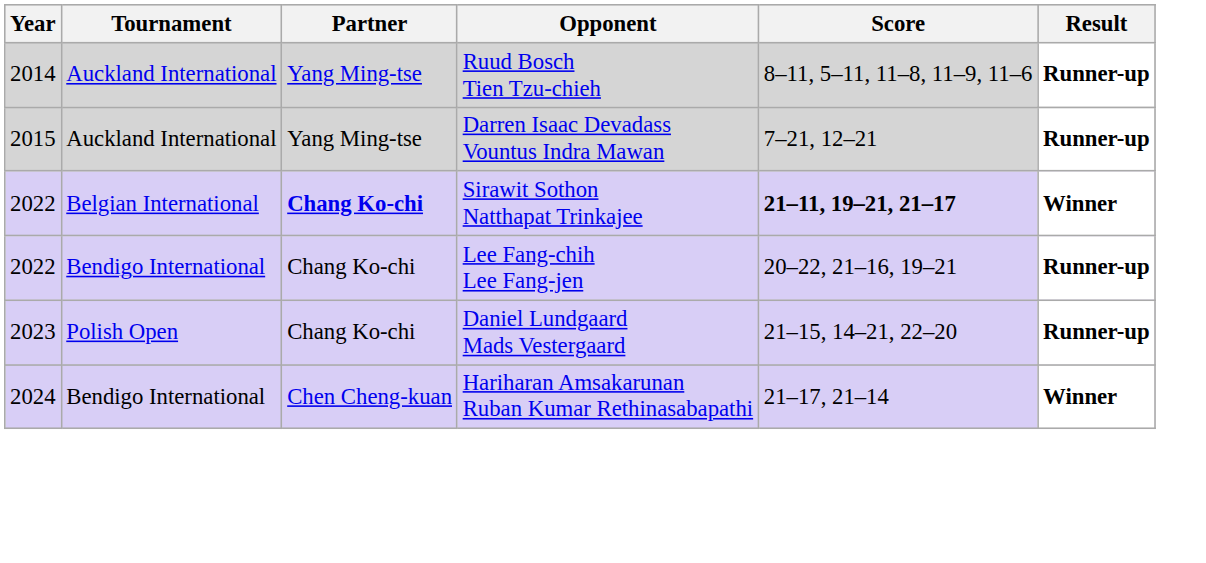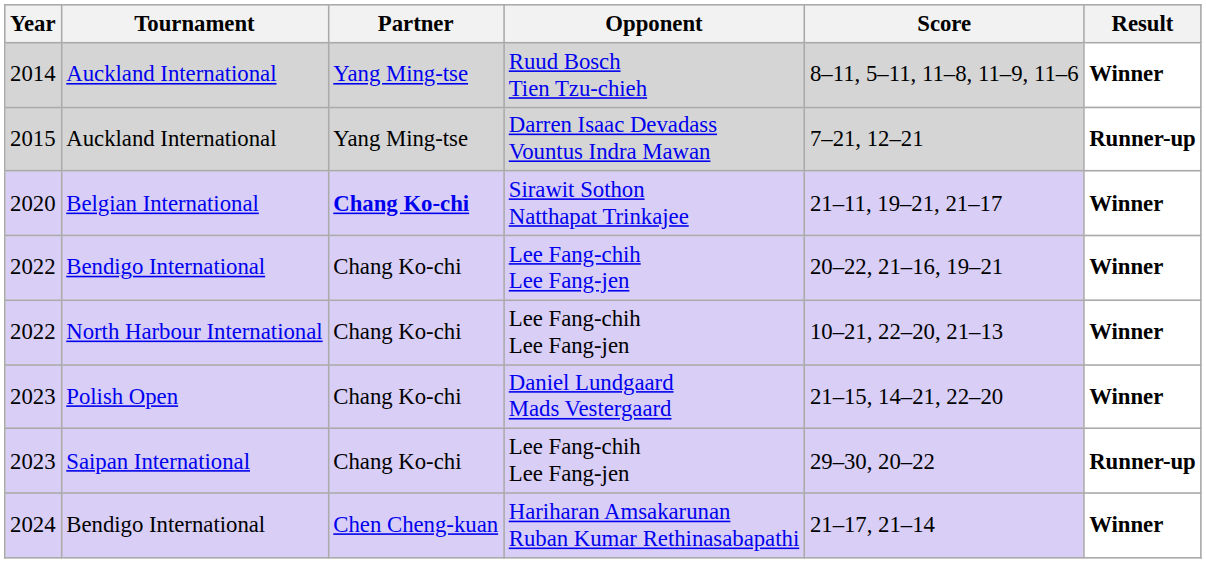(1096, 74) Runner-up -> (1126, 74) Winner
(33, 203) 2022 -> (33, 203) 2020
(860, 203) bold -> (906, 203) normal
(1096, 267) Runner-up -> (1126, 267) Winner
+ row: (194, 332)
(1096, 332) Runner-up -> (1126, 396) Winner
+ row: (158, 460)
